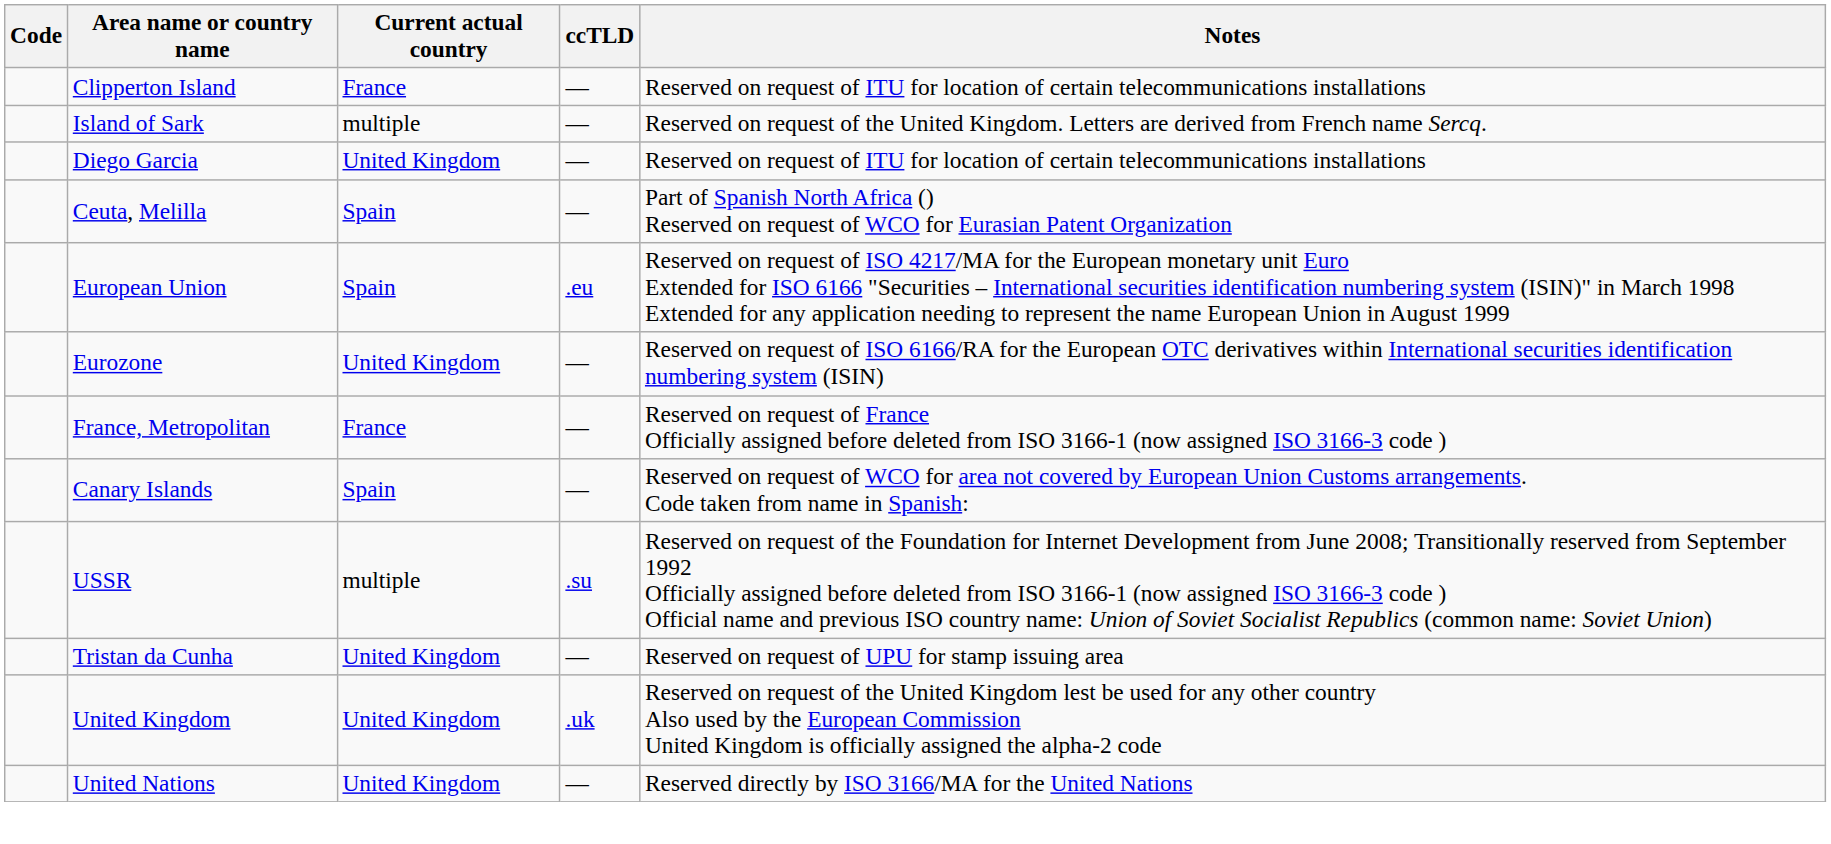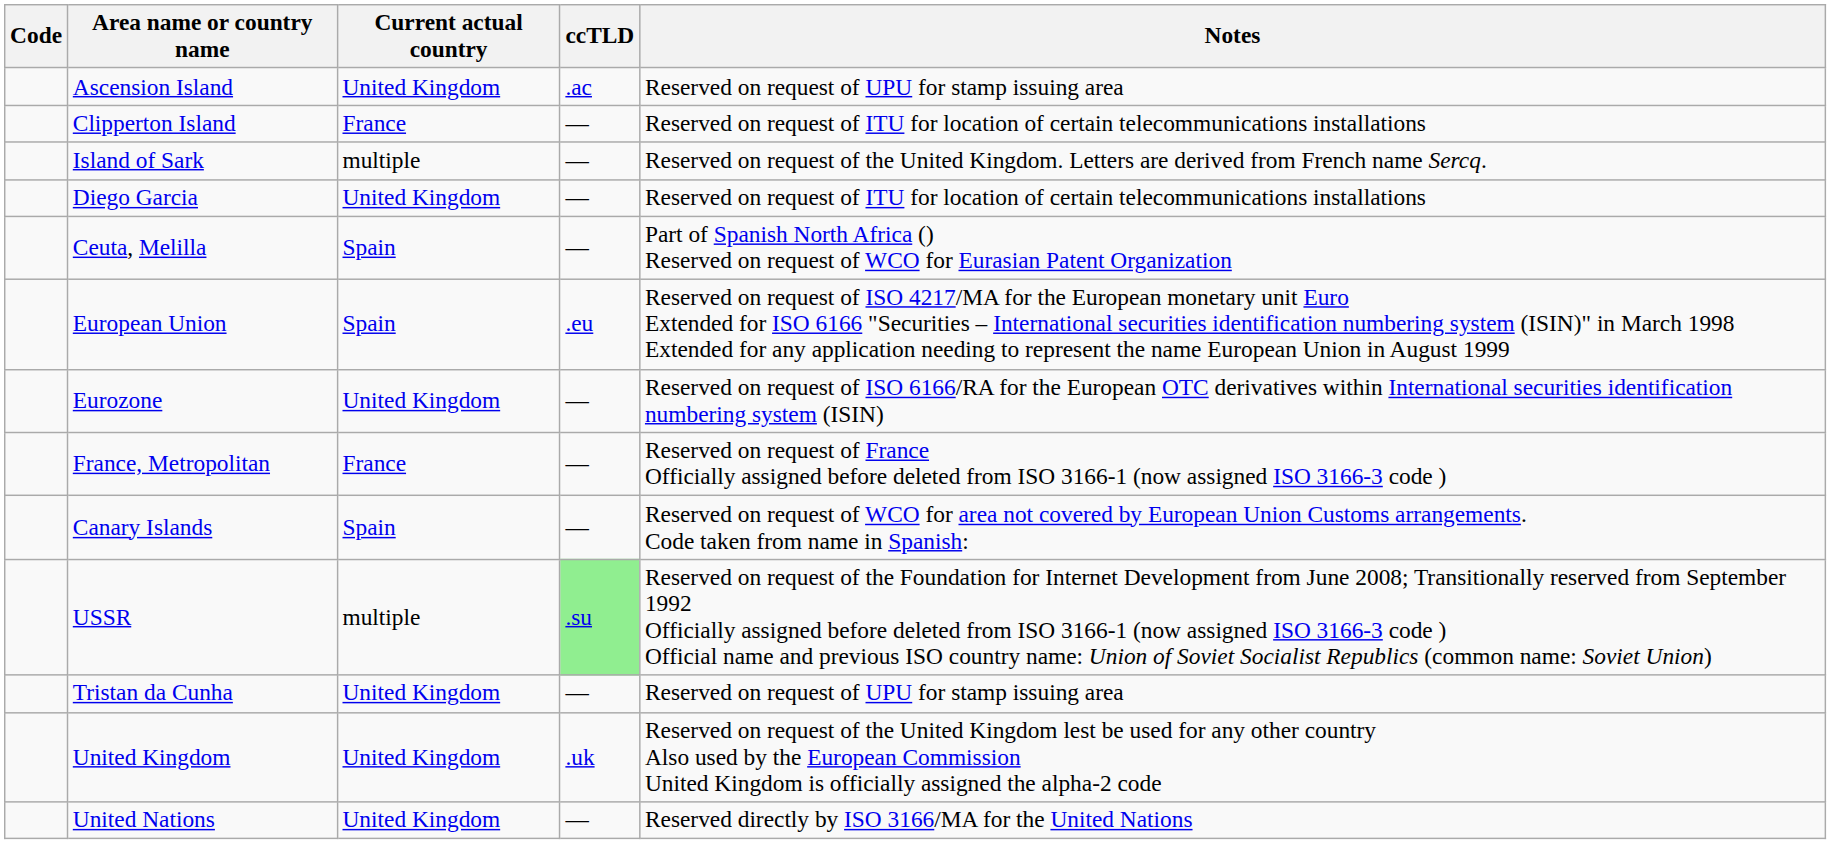+ row: (153, 86)
(579, 579) no background -> (579, 616) lightgreen background
